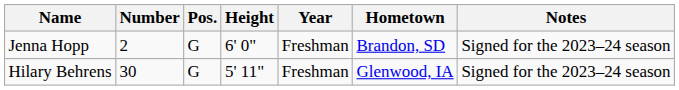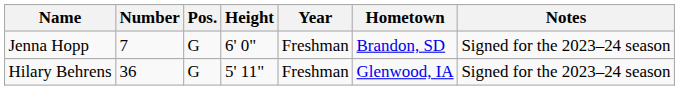(124, 44) 2 -> (124, 44) 7
(128, 71) 30 -> (128, 71) 36
